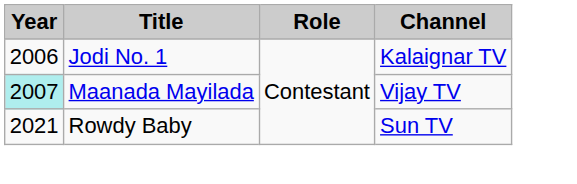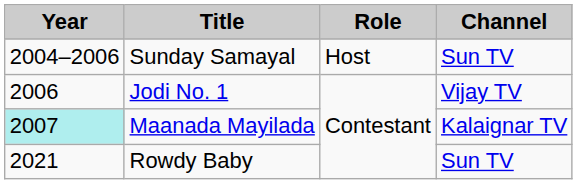+ row: (212, 56)
(443, 56) Kalaignar TV -> (481, 91) Vijay TV
(420, 91) Vijay TV -> (504, 126) Kalaignar TV
